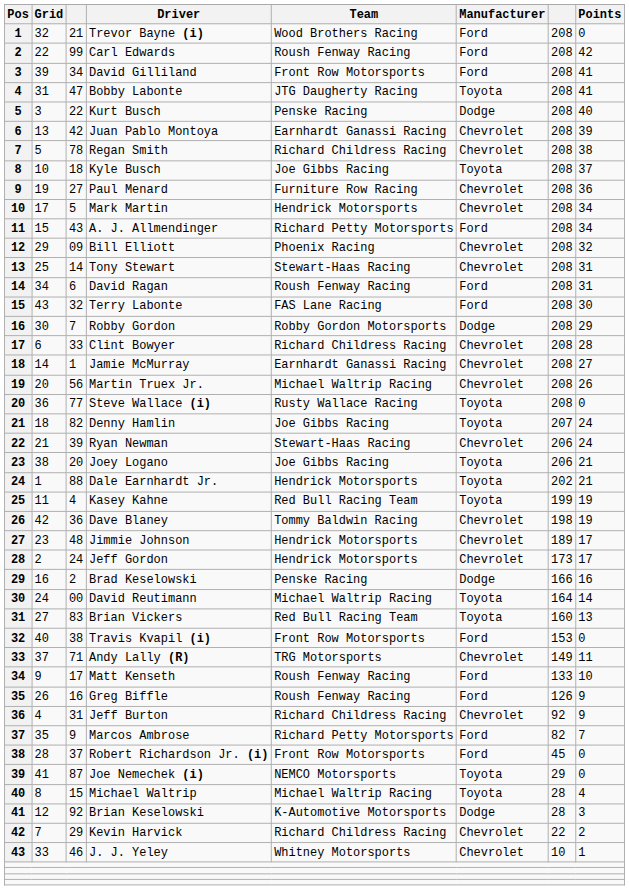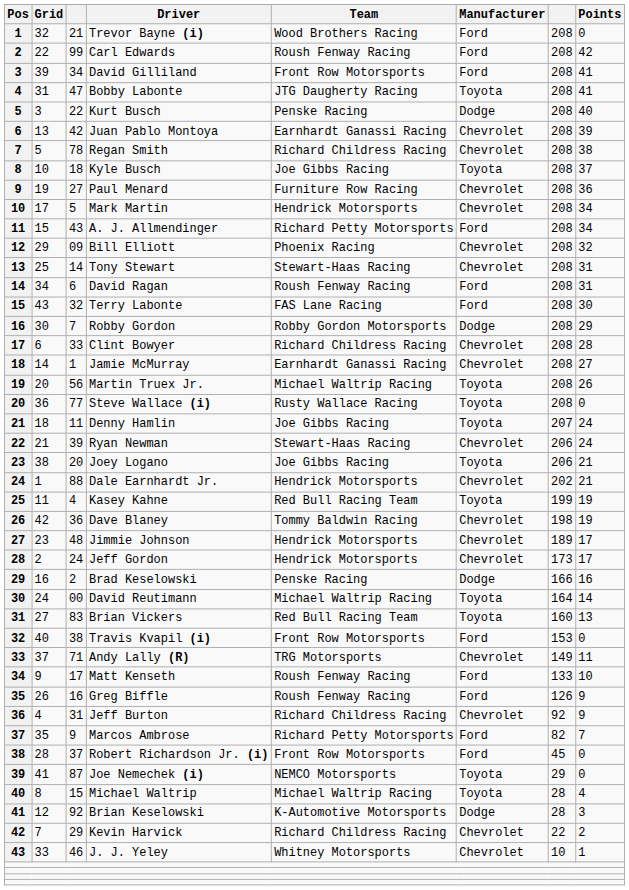(492, 385) Chevrolet -> (481, 385) Toyota
(76, 424) 82 -> (76, 424) 11
(481, 482) Toyota -> (492, 482) Chevrolet
